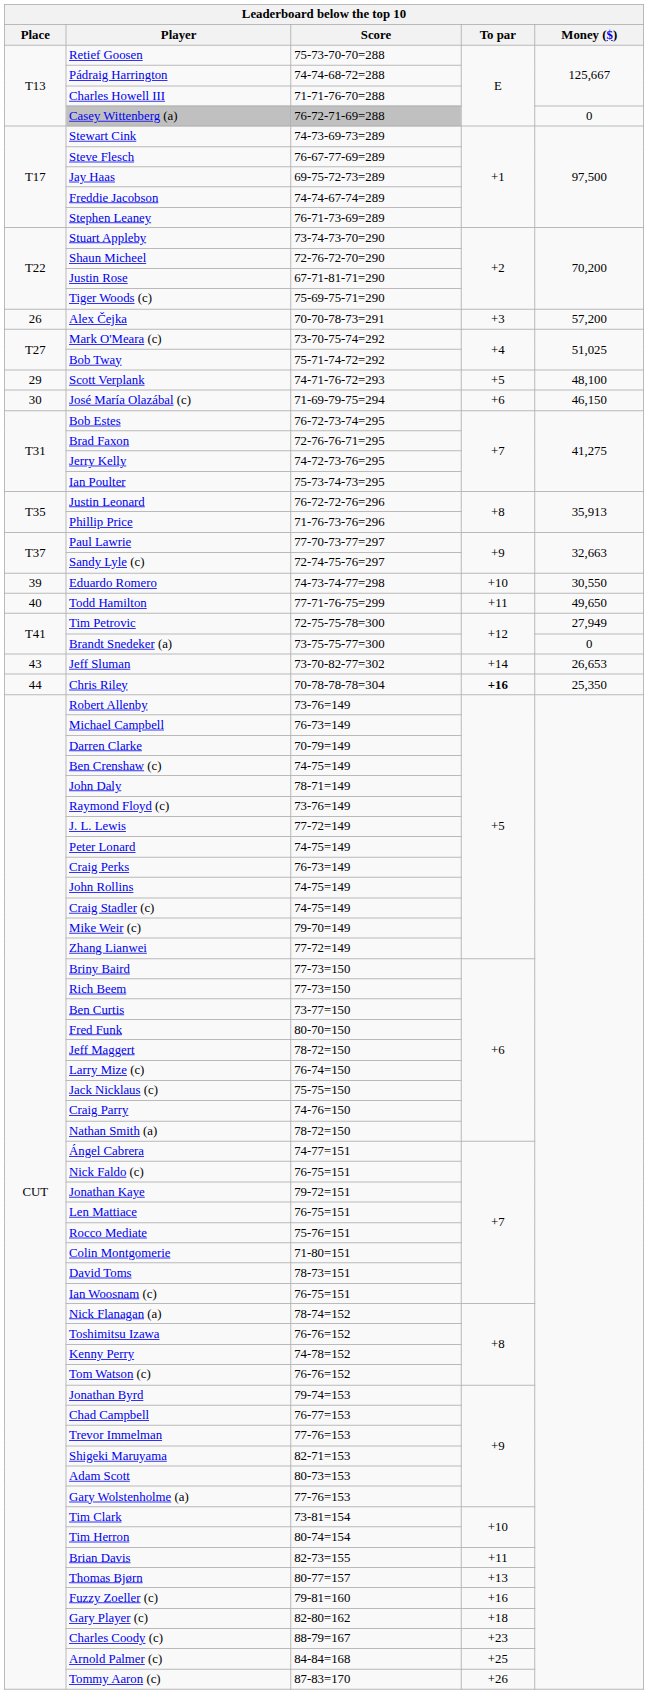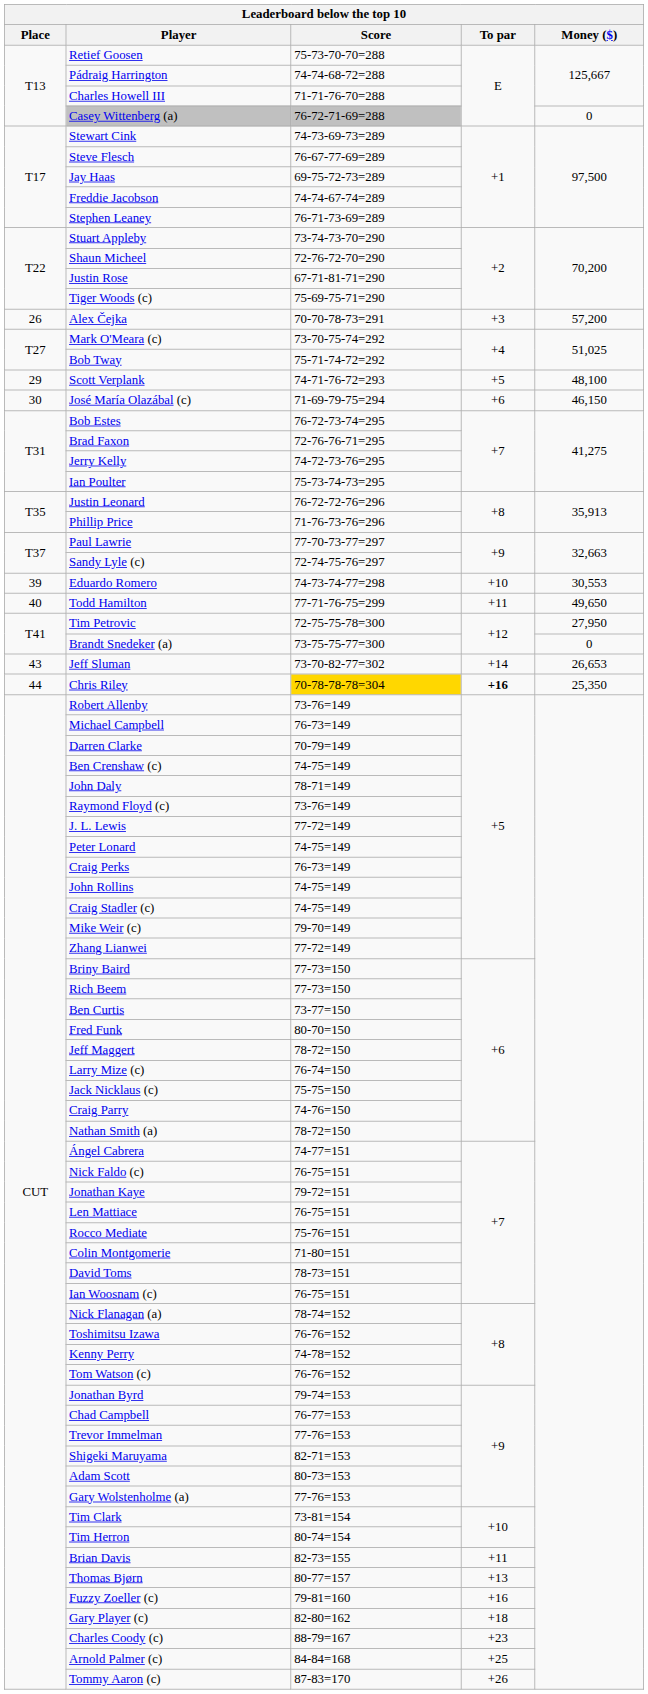(589, 583) 30,550 -> (589, 583) 30,553
(589, 623) 27,949 -> (589, 623) 27,950
(339, 684) no background -> (339, 684) gold background
